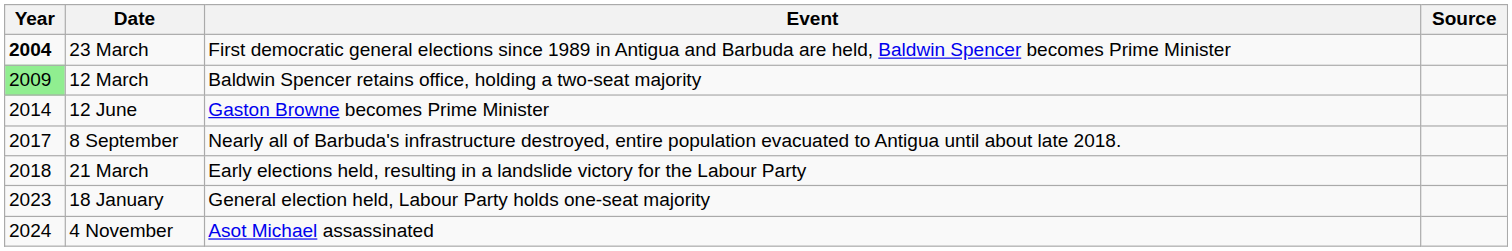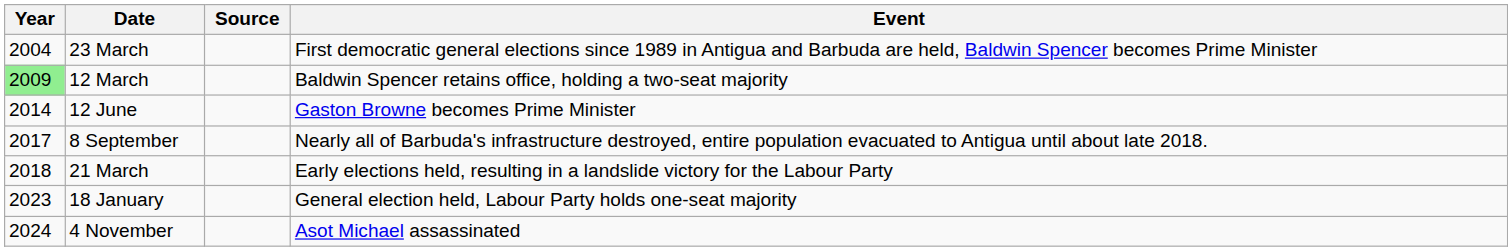columns swapped: (812, 19) <-> (1464, 19)
(30, 49) bold -> (30, 49) normal
